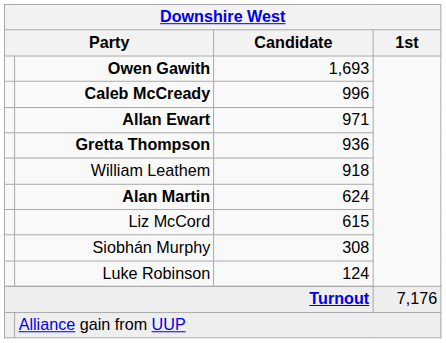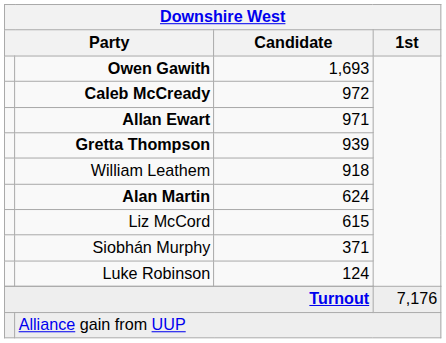(356, 94) 996 -> (356, 94) 972
(356, 145) 936 -> (356, 145) 939
(356, 247) 308 -> (356, 247) 371
